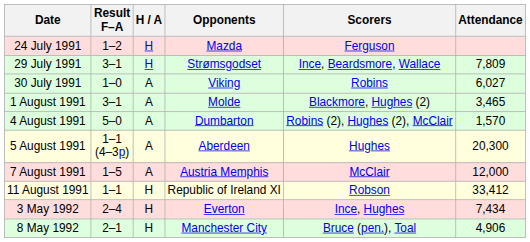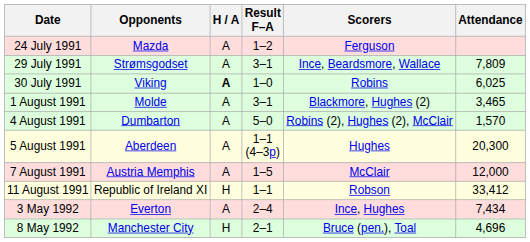columns swapped: (224, 20) <-> (112, 20)
(149, 45) H -> (226, 45) A
(149, 64) H -> (226, 64) A
(149, 83) normal -> (226, 83) bold
(490, 83) 6,027 -> (490, 83) 6,025
(149, 209) H -> (226, 209) A
(490, 228) 4,906 -> (490, 228) 4,696
